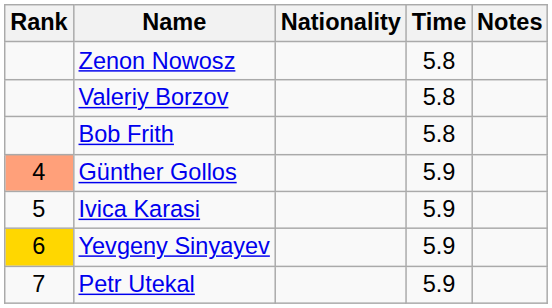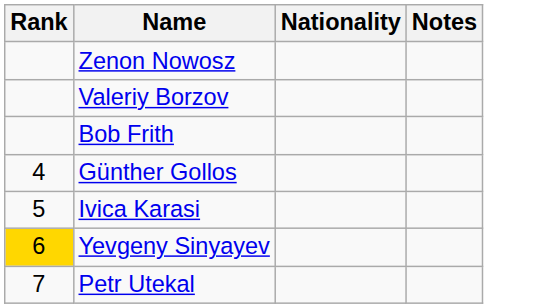- column: (439, 23)
(39, 172) lightsalmon background -> (39, 172) no background
